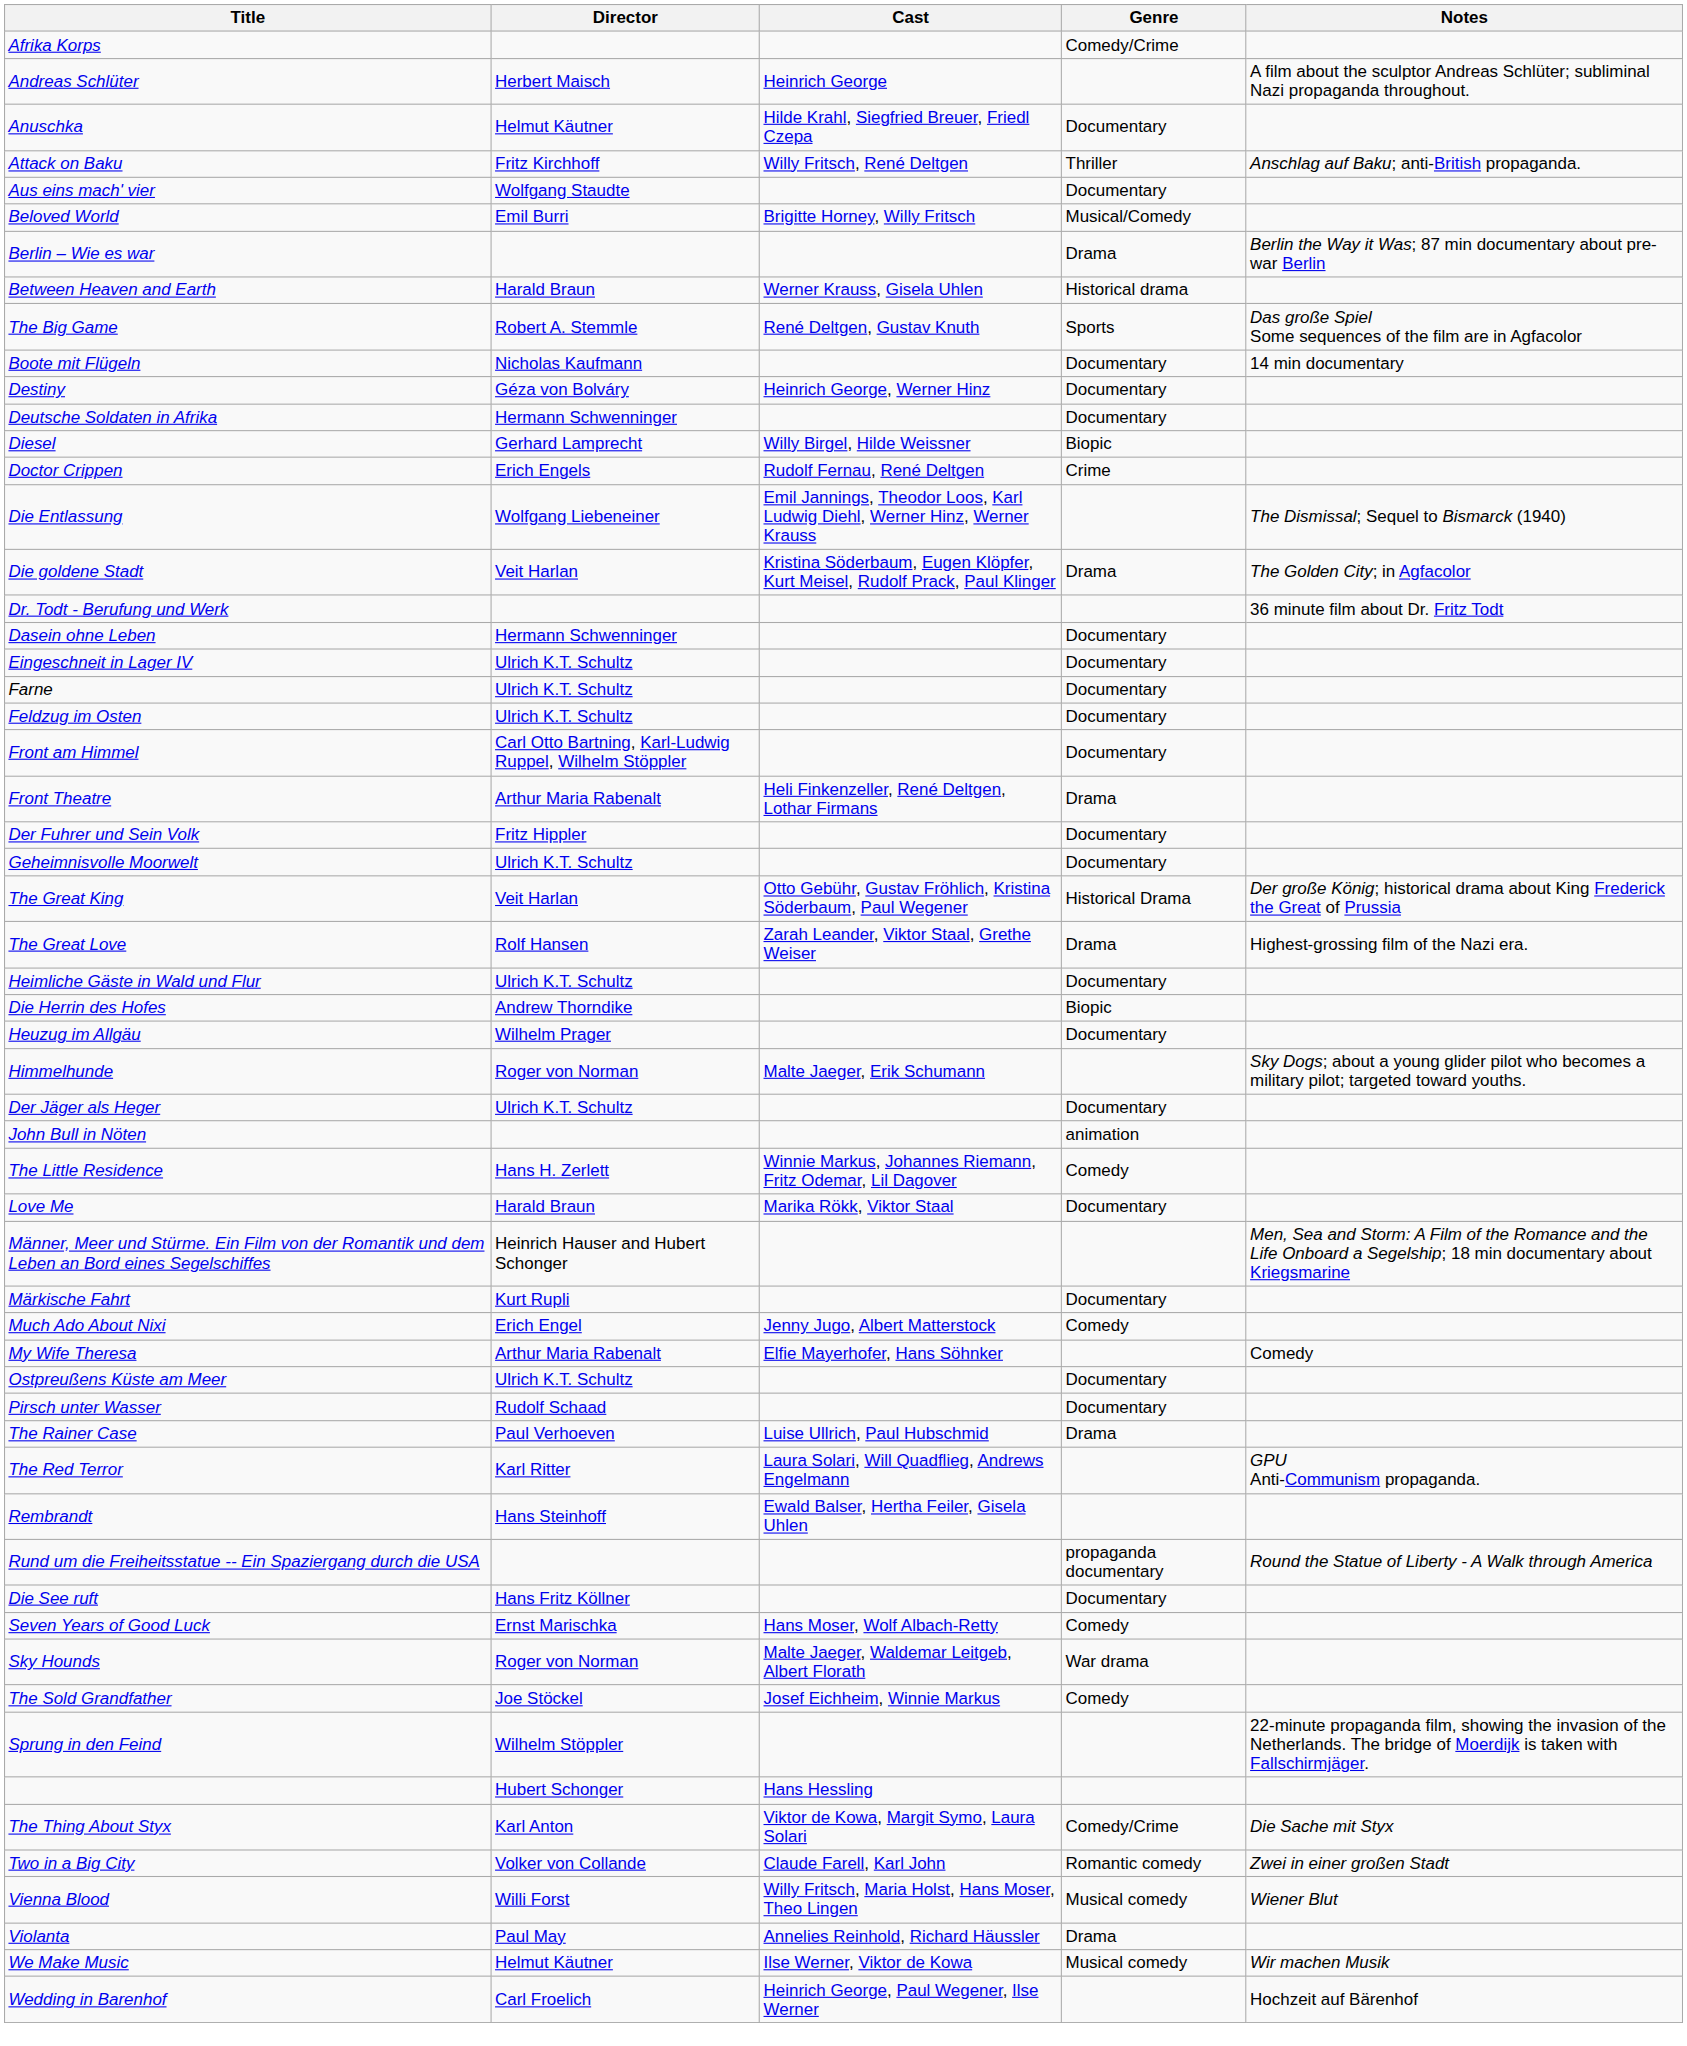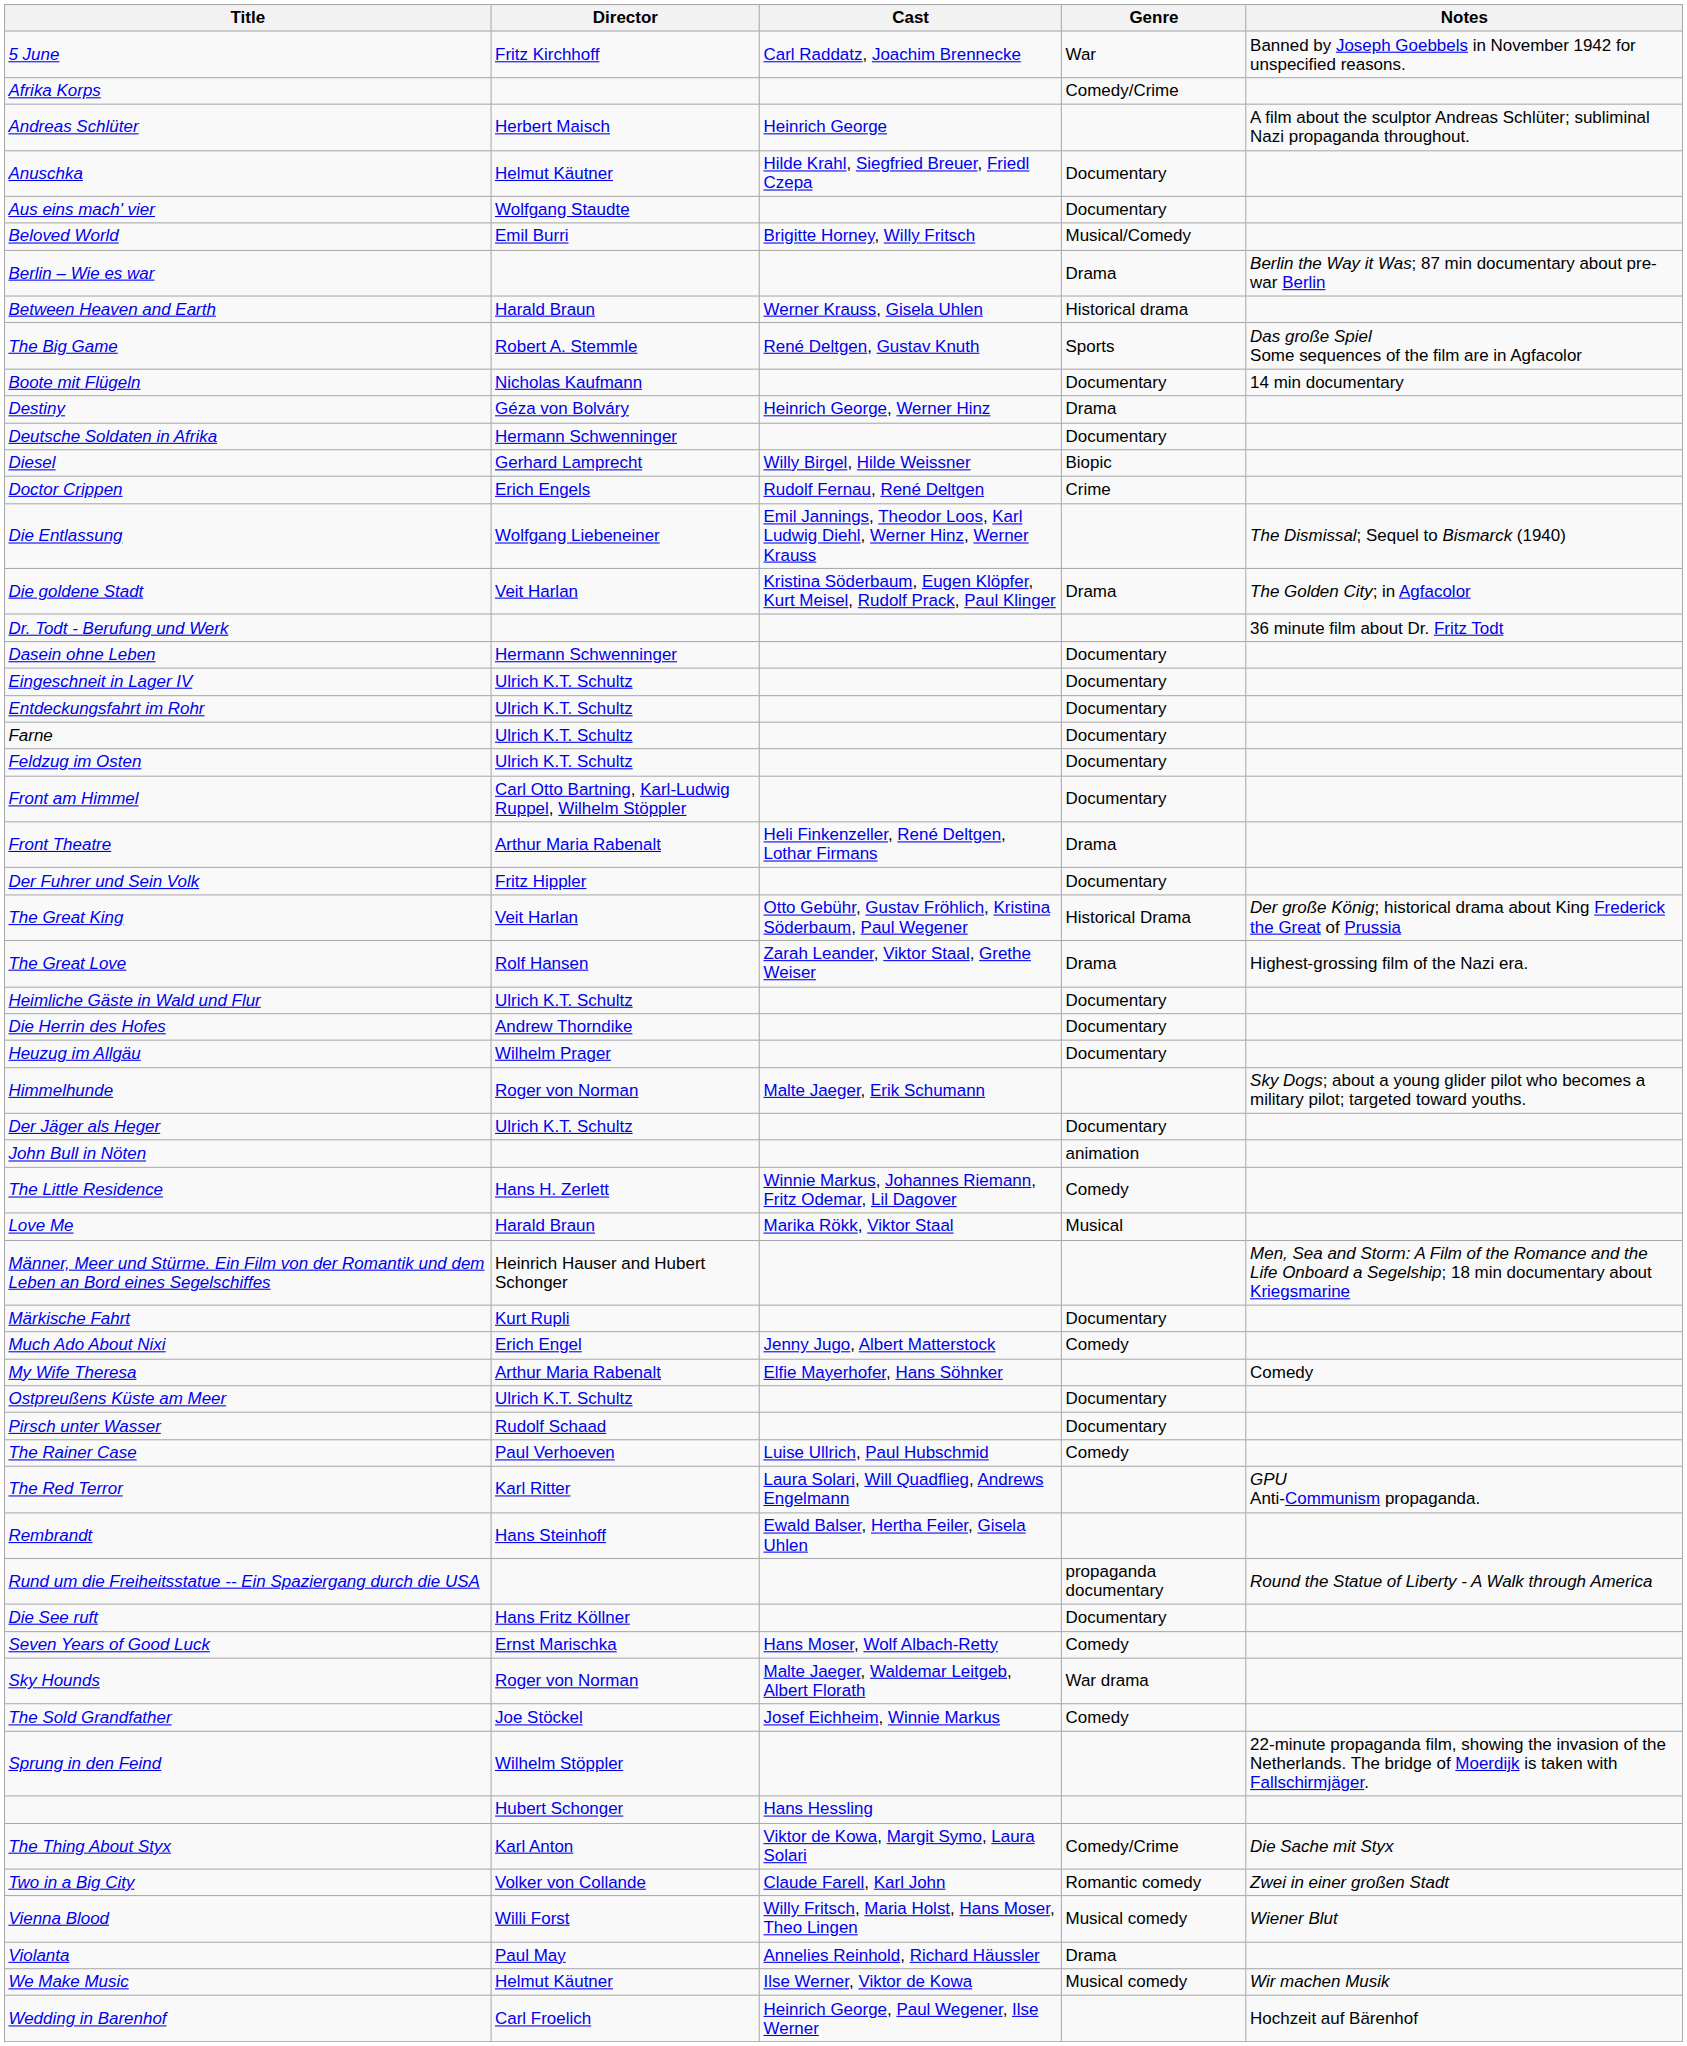+ row: (34, 54)
- row: (65, 163)
(1116, 390) Documentary -> (1091, 409) Drama
+ row: (106, 708)
- row: (103, 862)
(1089, 1007) Biopic -> (1116, 1026) Documentary
(1116, 1207) Documentary -> (1094, 1226) Musical
(1091, 1433) Drama -> (1097, 1452) Comedy
